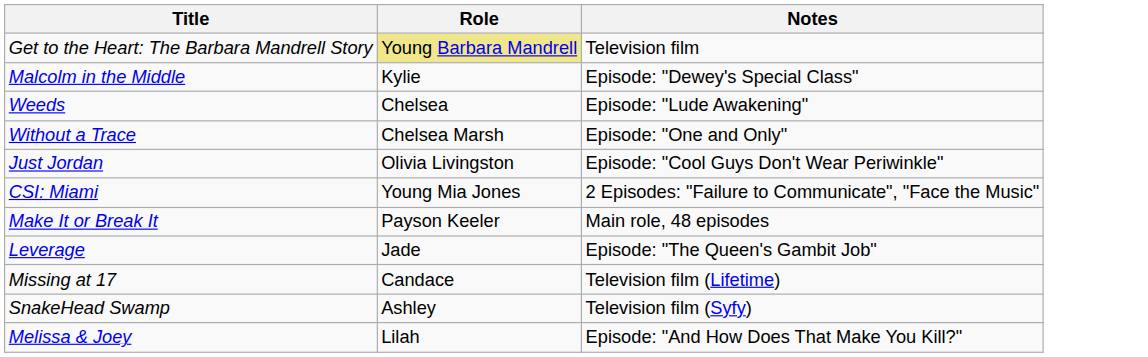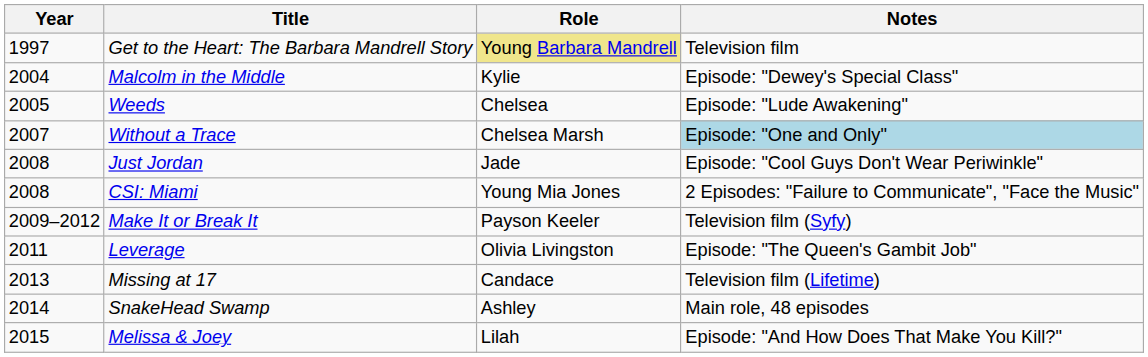+ column: (54, 18)
(686, 134) no background -> (786, 134) lightblue background
(448, 163) Olivia Livingston -> (501, 163) Jade
(677, 221) Main role, 48 episodes -> (768, 221) Television film (Syfy)
(401, 250) Jade -> (547, 250) Olivia Livingston
(669, 308) Television film (Syfy) -> (777, 308) Main role, 48 episodes
